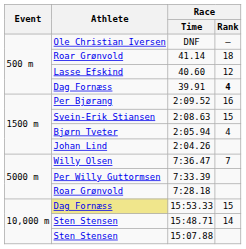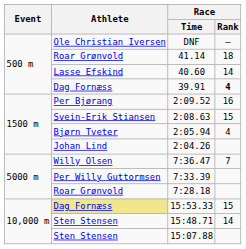(228, 71) 12 -> (228, 71) 14
